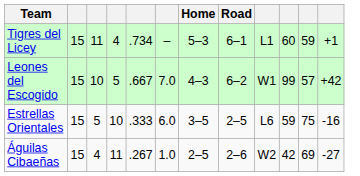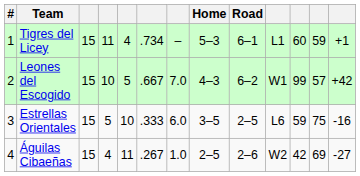+ column: (11, 14)
